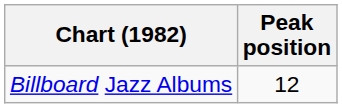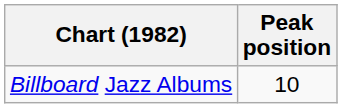(287, 84) 12 -> (287, 84) 10
